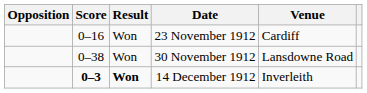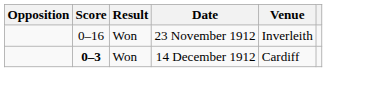(281, 35) Cardiff -> (287, 35) Inverleith
- row: (205, 56)
(126, 77) bold -> (125, 56) normal
(287, 77) Inverleith -> (281, 56) Cardiff
